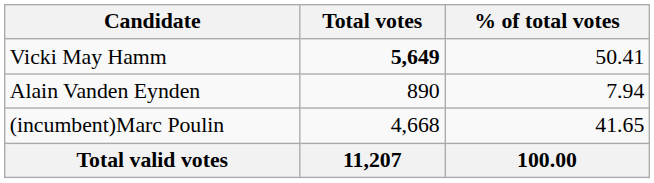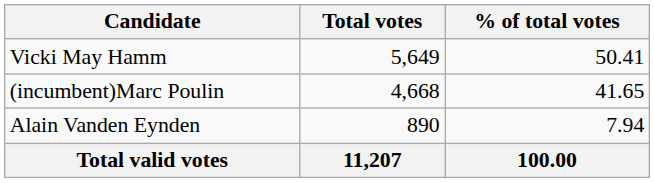(415, 56) bold -> (415, 56) normal
rows swapped: (117, 125) <-> (105, 90)
